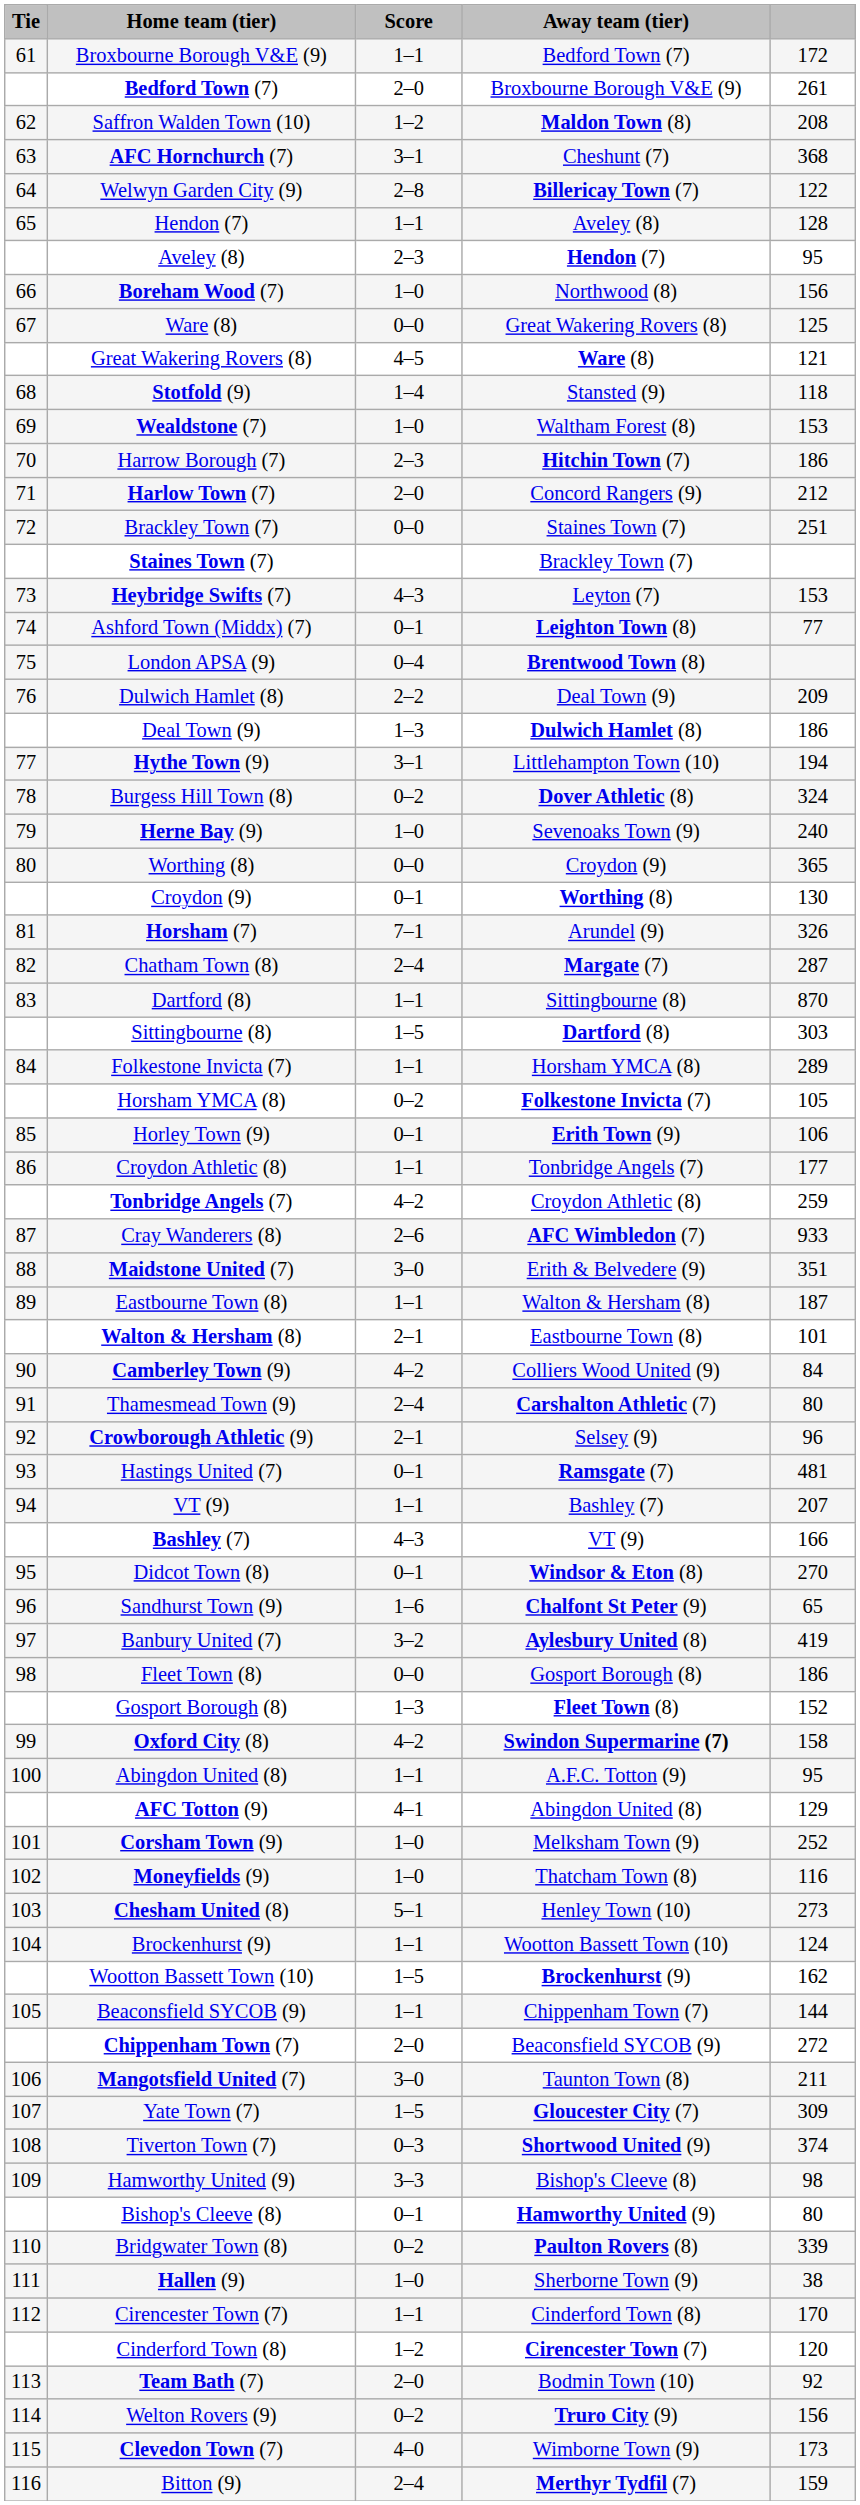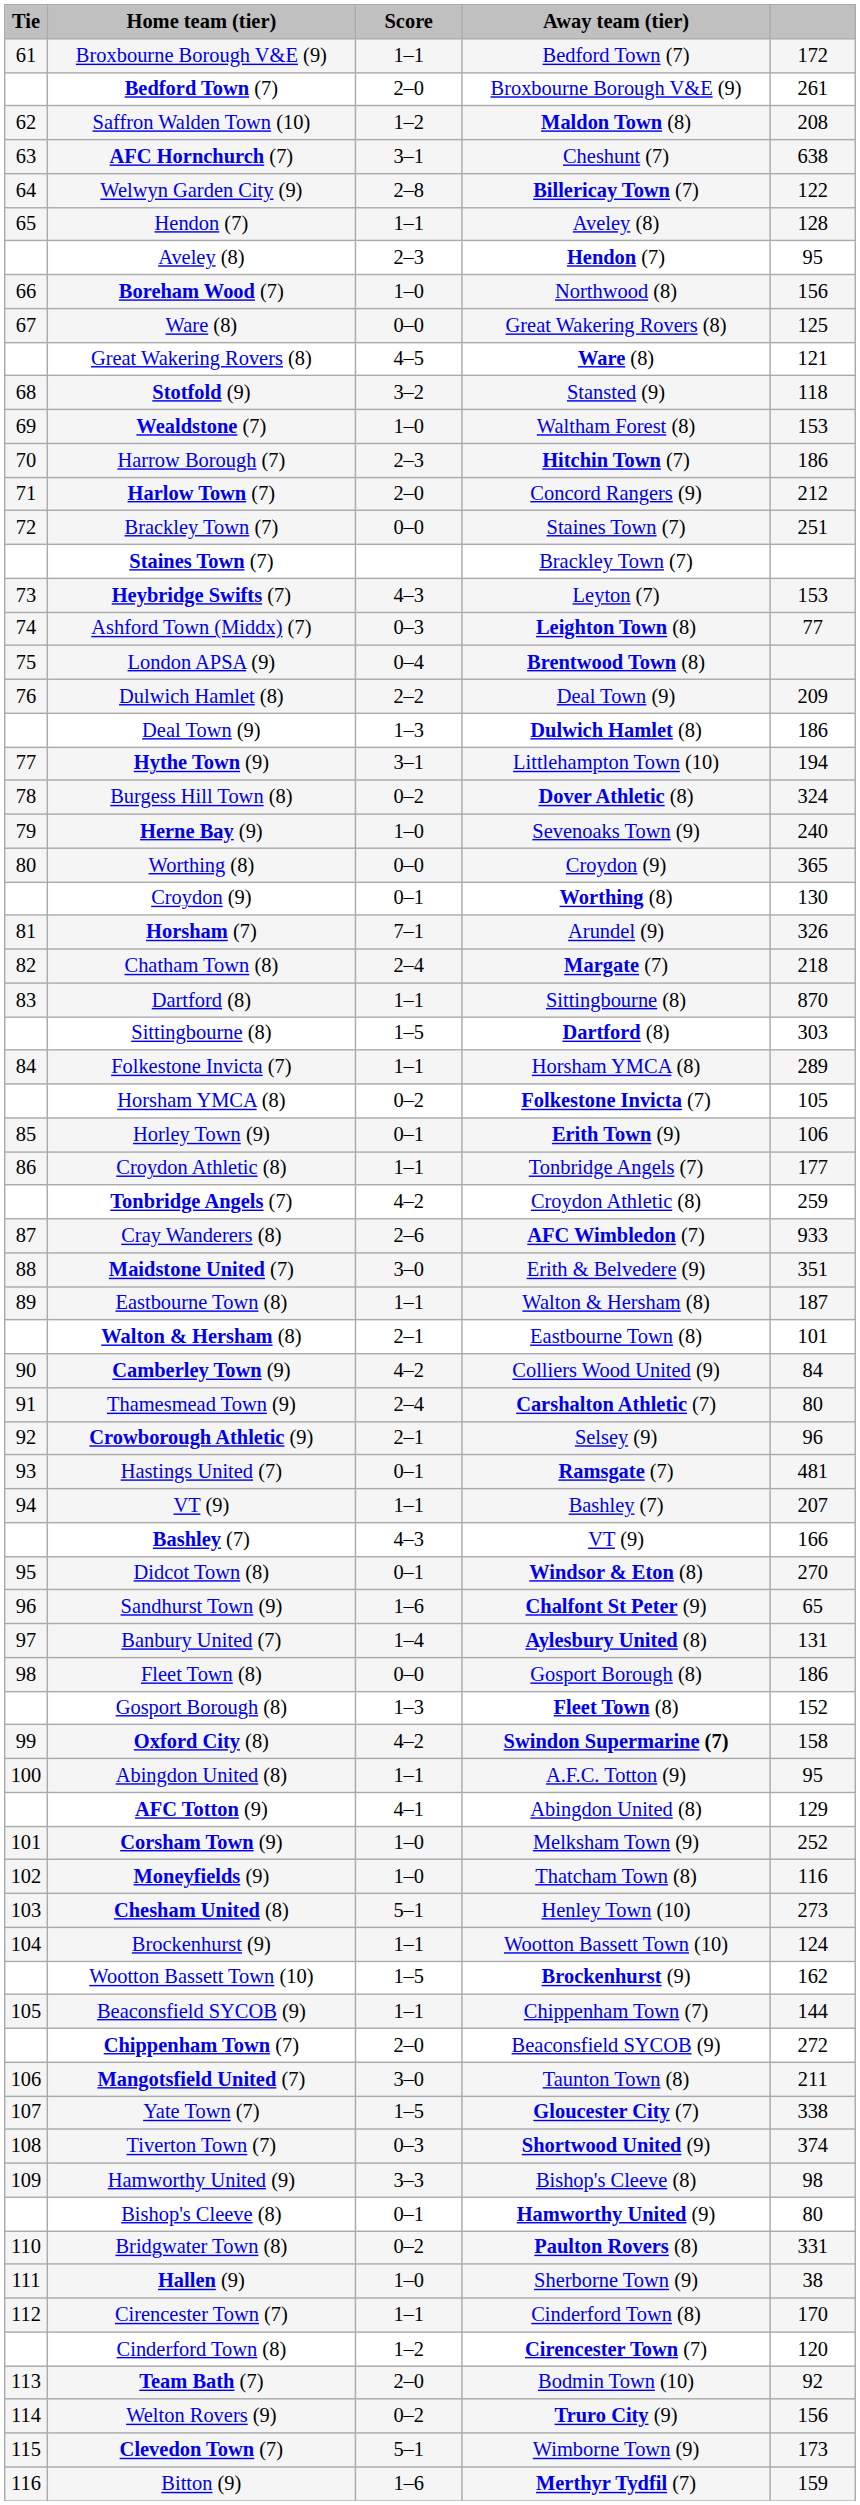(813, 156) 368 -> (813, 156) 638
(409, 392) 1–4 -> (409, 392) 3–2
(409, 628) 0–1 -> (409, 628) 0–3
(813, 966) 287 -> (813, 966) 218
(409, 1640) 3–2 -> (409, 1640) 1–4
(813, 1640) 419 -> (813, 1640) 131
(813, 2112) 309 -> (813, 2112) 338
(813, 2247) 339 -> (813, 2247) 331
(409, 2449) 4–0 -> (409, 2449) 5–1
(409, 2483) 2–4 -> (409, 2483) 1–6
